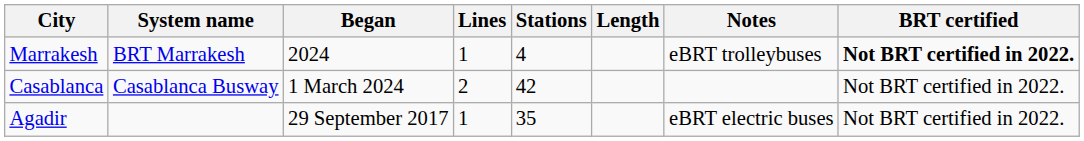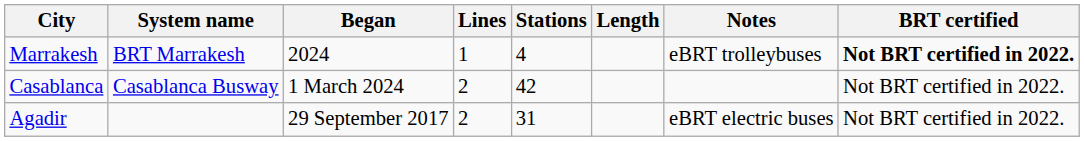(463, 119) 1 -> (463, 119) 2
(526, 119) 35 -> (526, 119) 31
